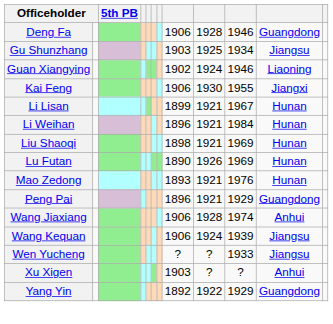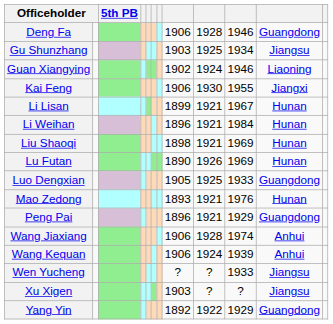+ row: (49, 180)
(289, 236) Jiangsu -> (289, 254) Anhui
(289, 273) Anhui -> (289, 291) Jiangsu
